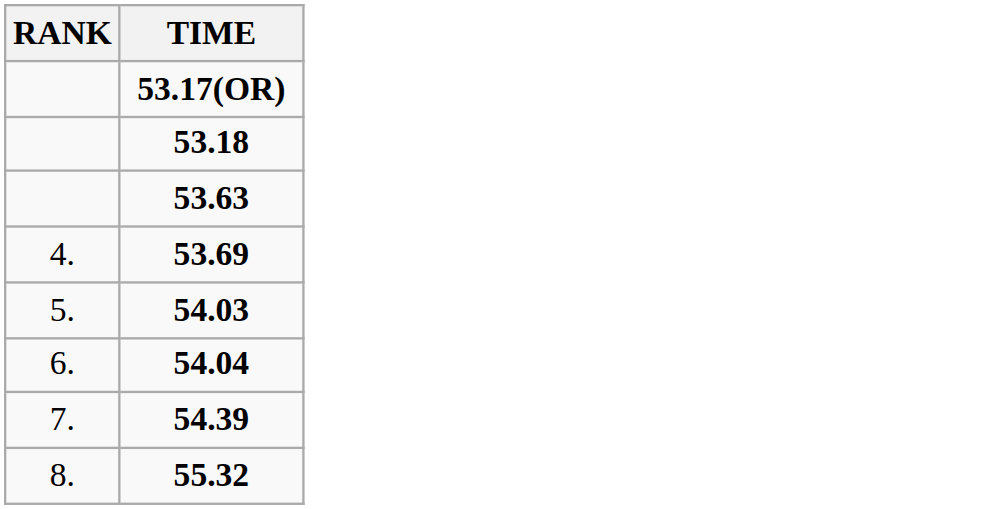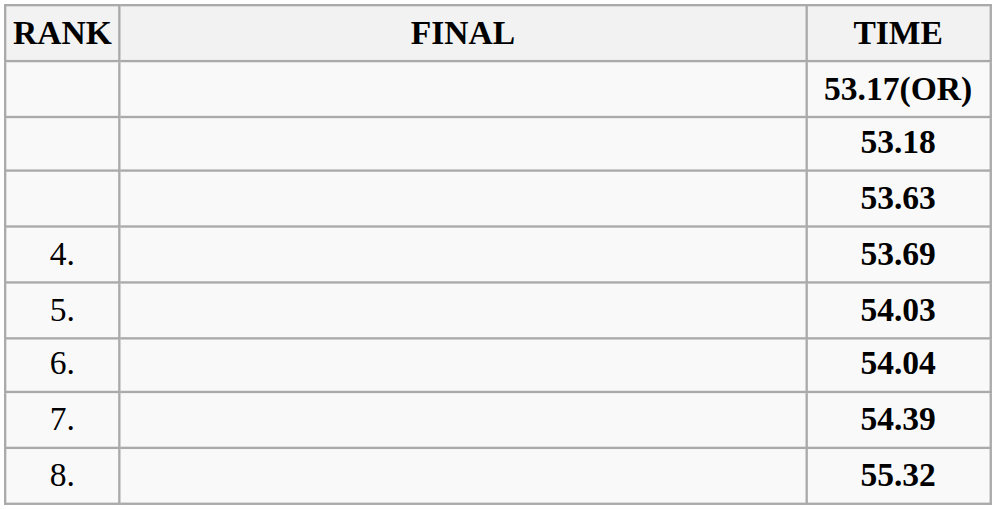+ column: (463, 32)
